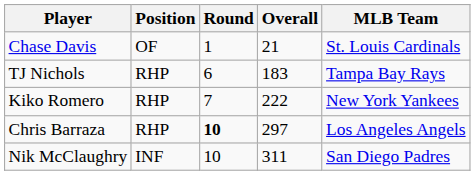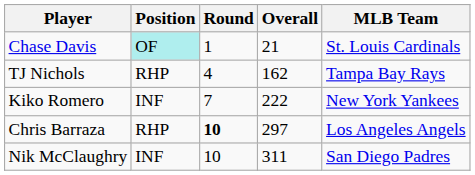(146, 45) no background -> (146, 45) paleturquoise background
(208, 73) 6 -> (208, 73) 4
(275, 73) 183 -> (275, 73) 162
(152, 101) RHP -> (149, 101) INF
